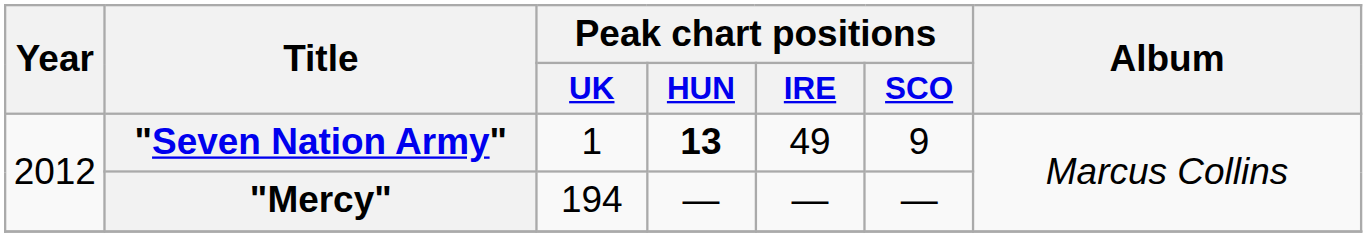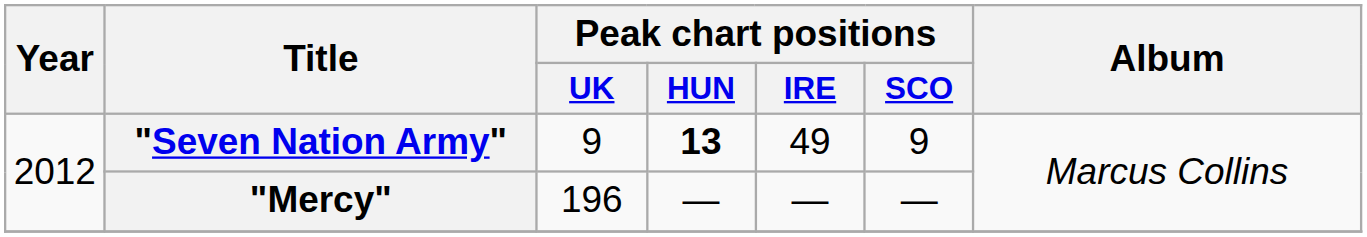(592, 141) 1 -> (592, 141) 9
(592, 200) 194 -> (592, 200) 196
